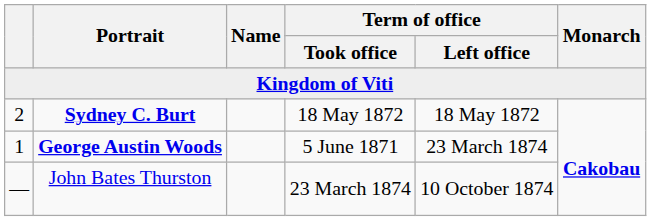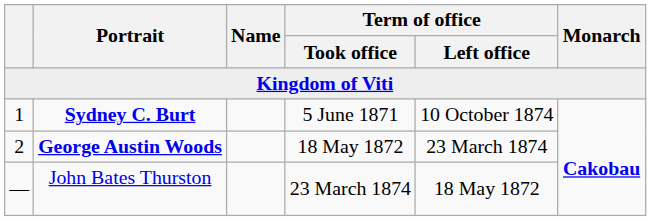(19, 114) 2 -> (19, 114) 1
(350, 114) 18 May 1872 -> (350, 114) 5 June 1871
(487, 114) 18 May 1872 -> (487, 114) 10 October 1874
(19, 146) 1 -> (19, 146) 2
(350, 146) 5 June 1871 -> (350, 146) 18 May 1872
(487, 188) 10 October 1874 -> (487, 188) 18 May 1872
